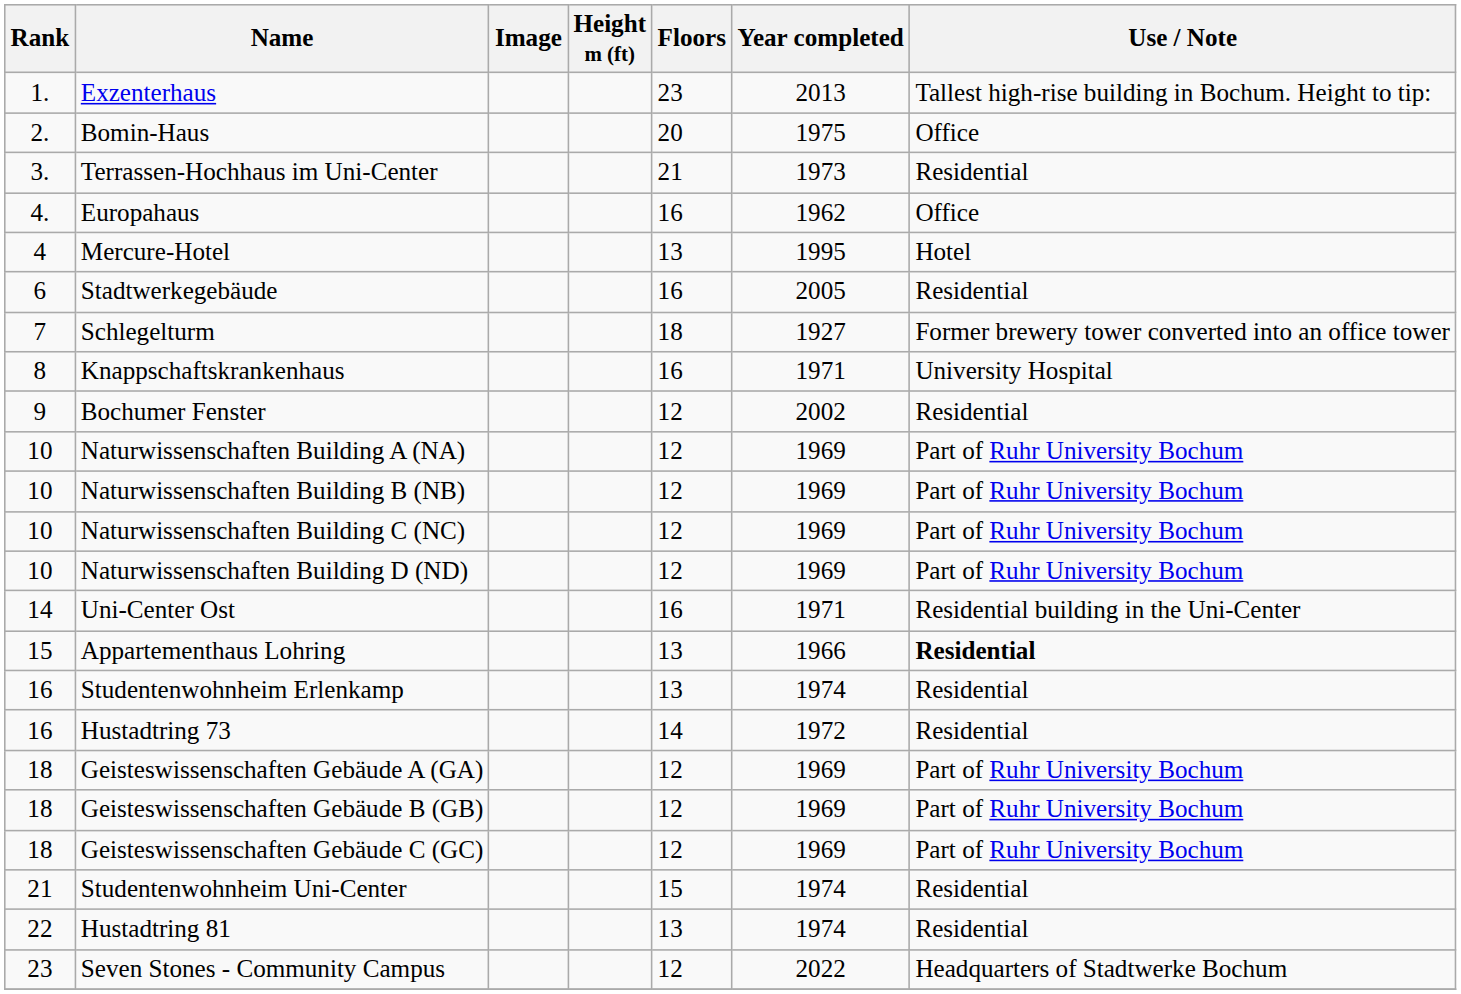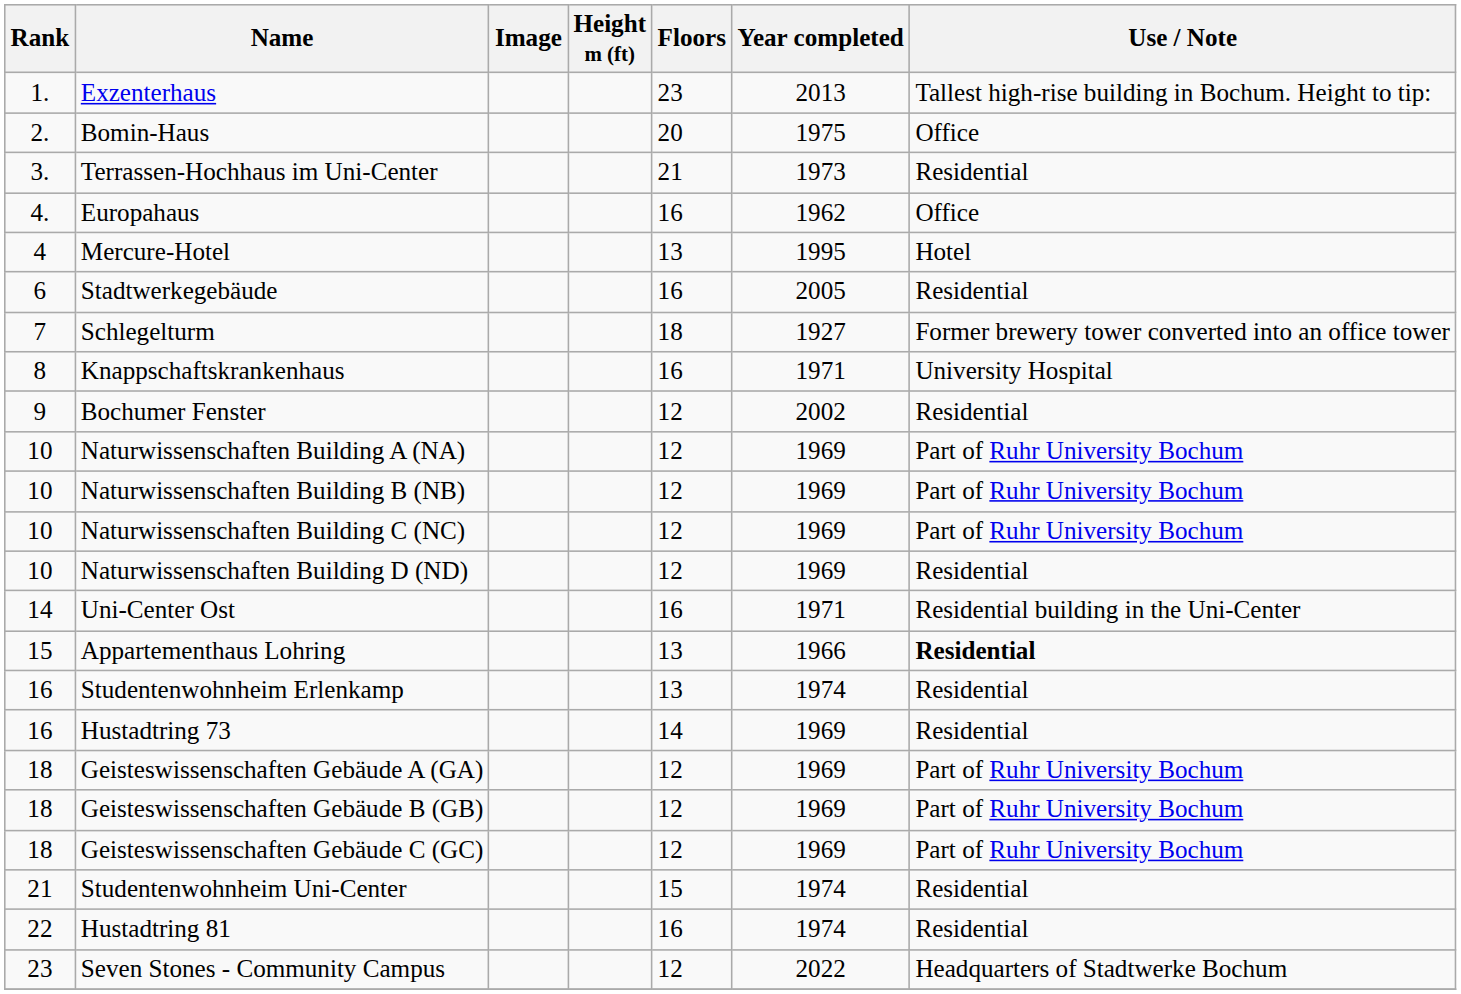(1079, 570) Part of Ruhr University Bochum -> (972, 570) Residential
(821, 729) 1972 -> (821, 729) 1969
(670, 929) 13 -> (670, 929) 16
